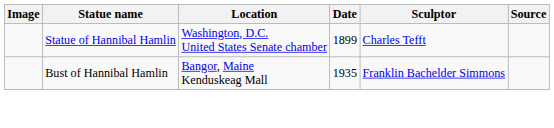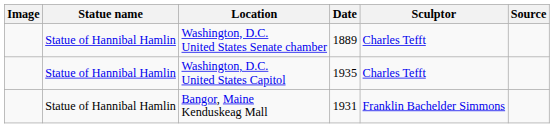(345, 40) 1899 -> (345, 40) 1889
+ row: (234, 73)
(107, 73) Bust of Hannibal Hamlin -> (111, 106) Statue of Hannibal Hamlin
(345, 73) 1935 -> (345, 106) 1931
